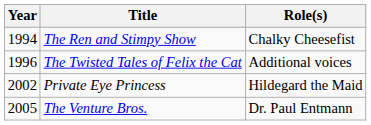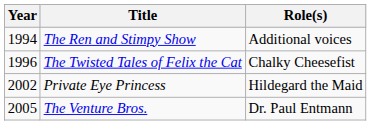(302, 39) Chalky Cheesefist -> (300, 39) Additional voices
(300, 62) Additional voices -> (302, 62) Chalky Cheesefist
